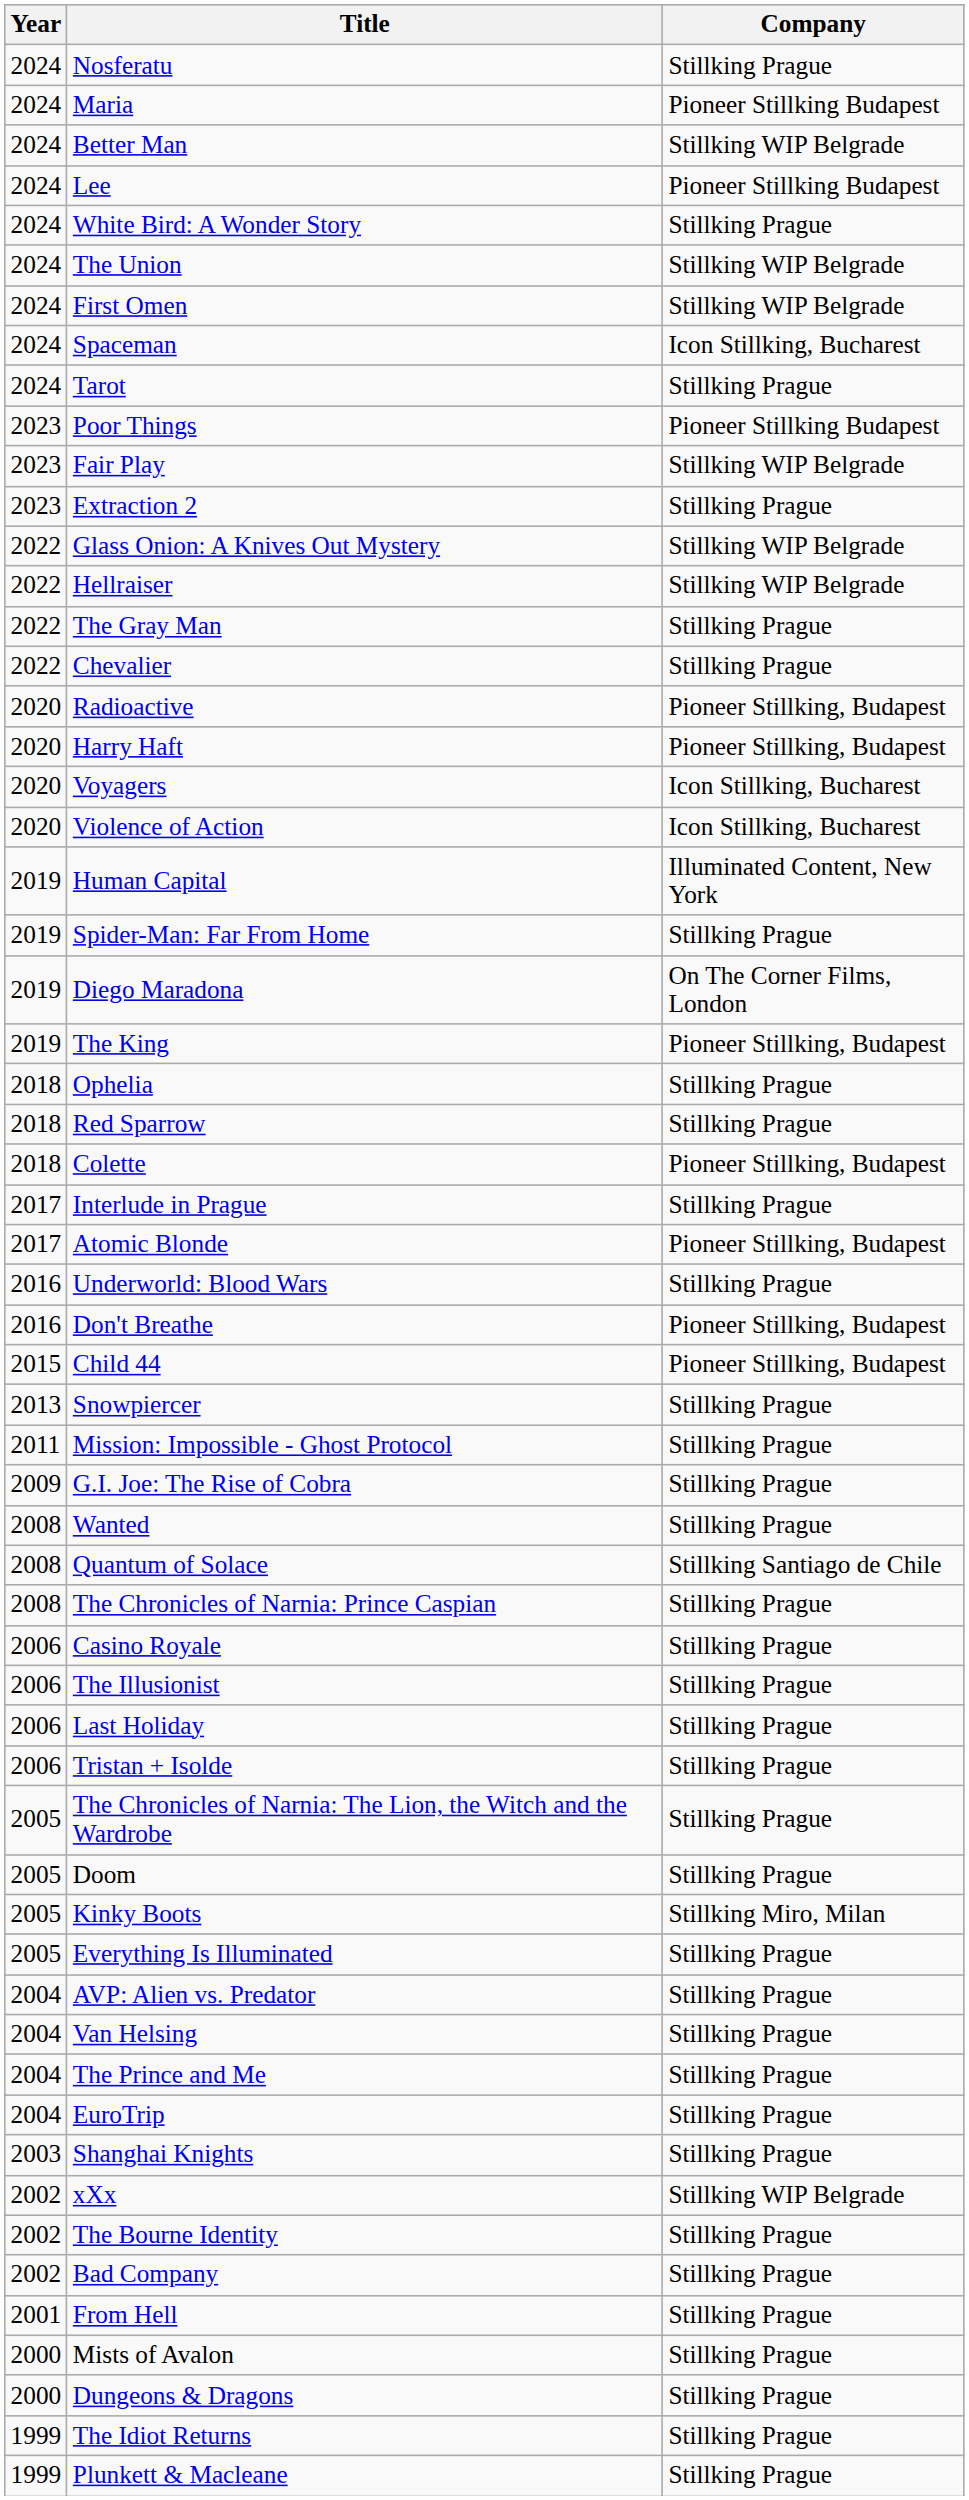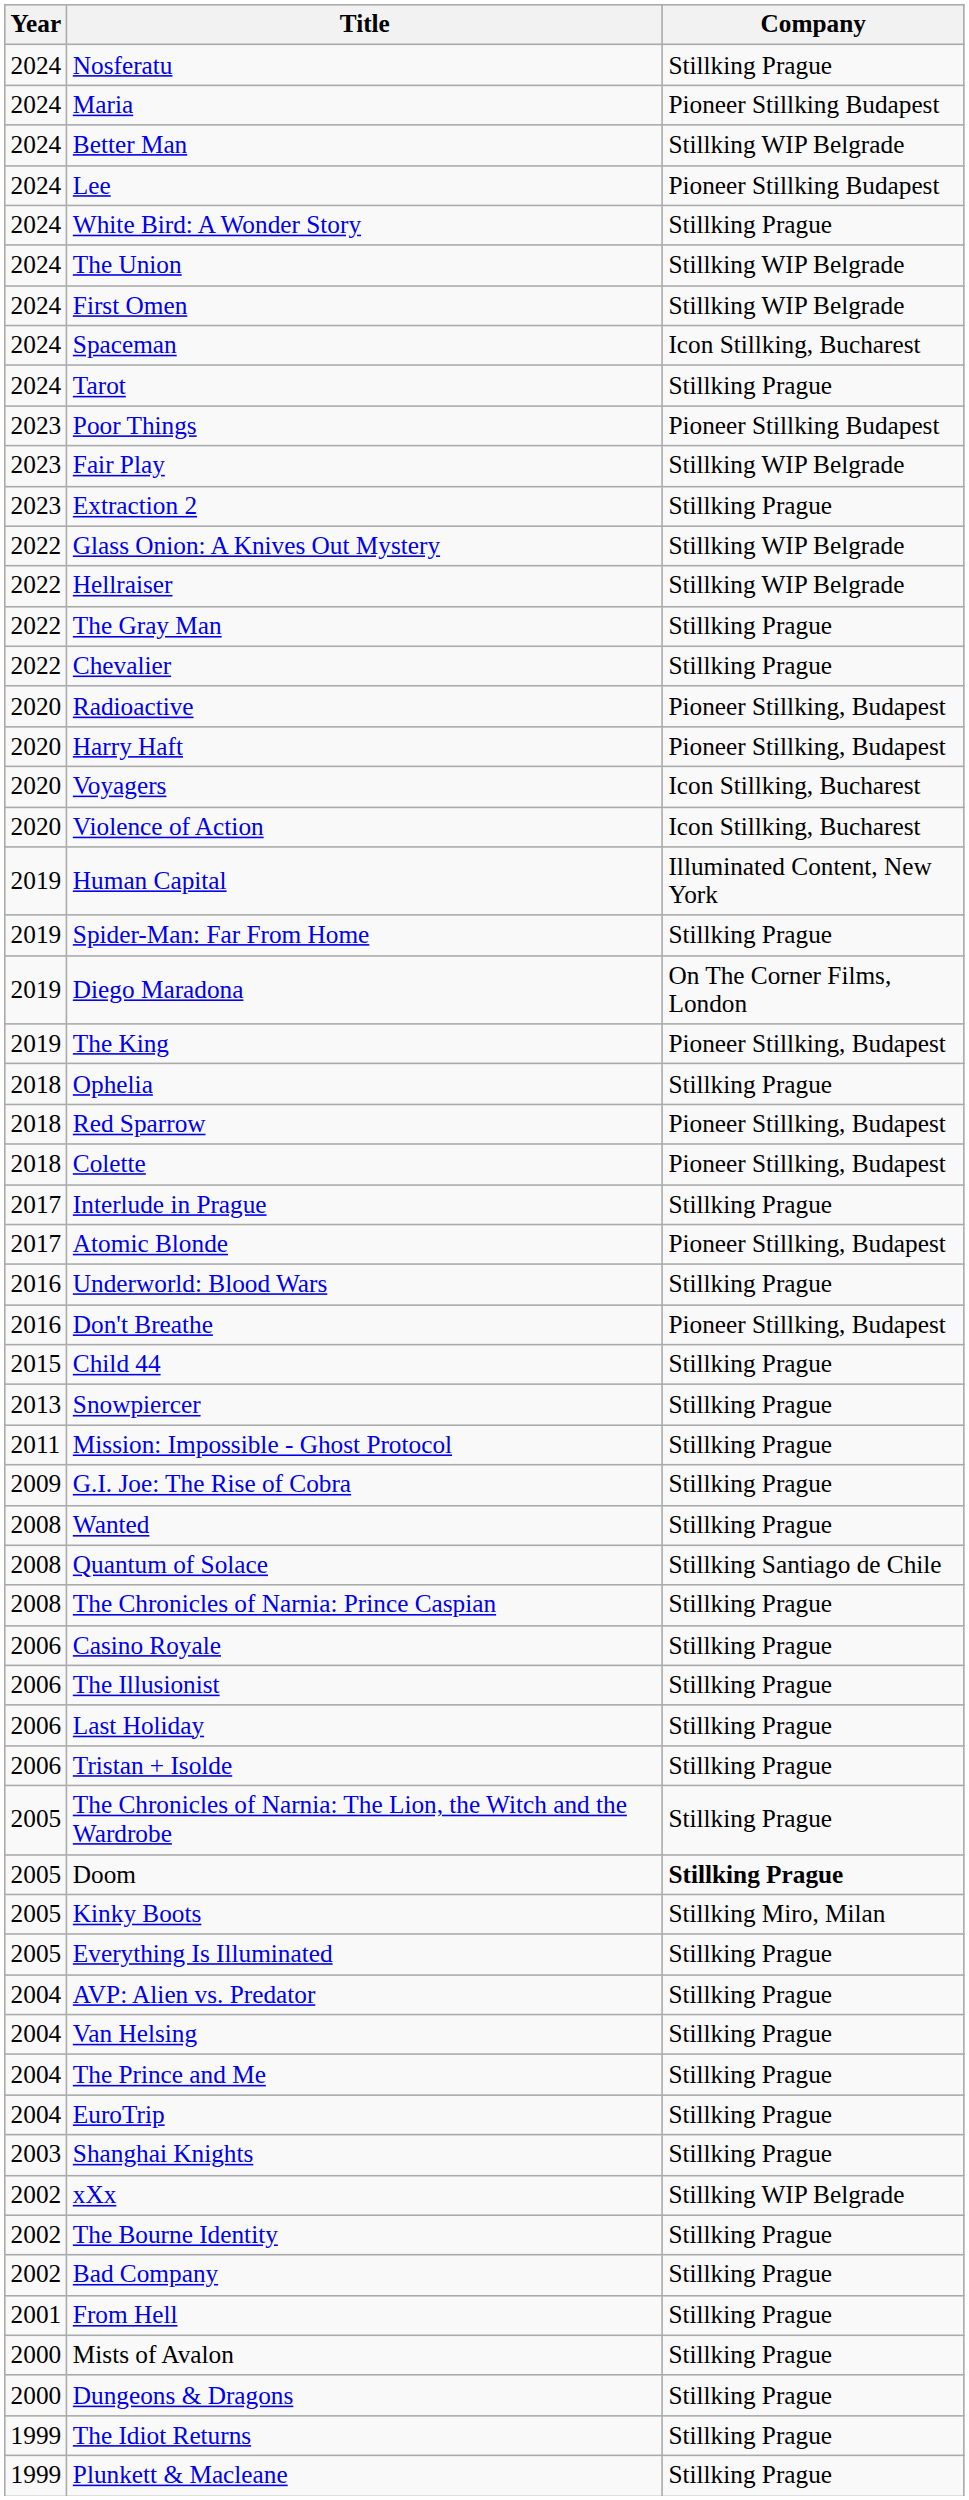(750, 1123) Stillking Prague -> (807, 1123) Pioneer Stillking, Budapest
(807, 1364) Pioneer Stillking, Budapest -> (750, 1364) Stillking Prague
(750, 1873) normal -> (756, 1873) bold
